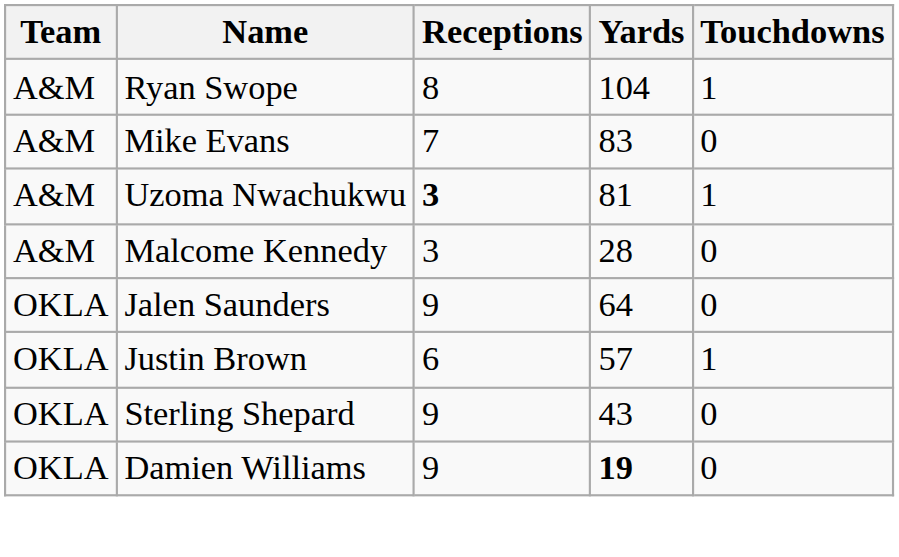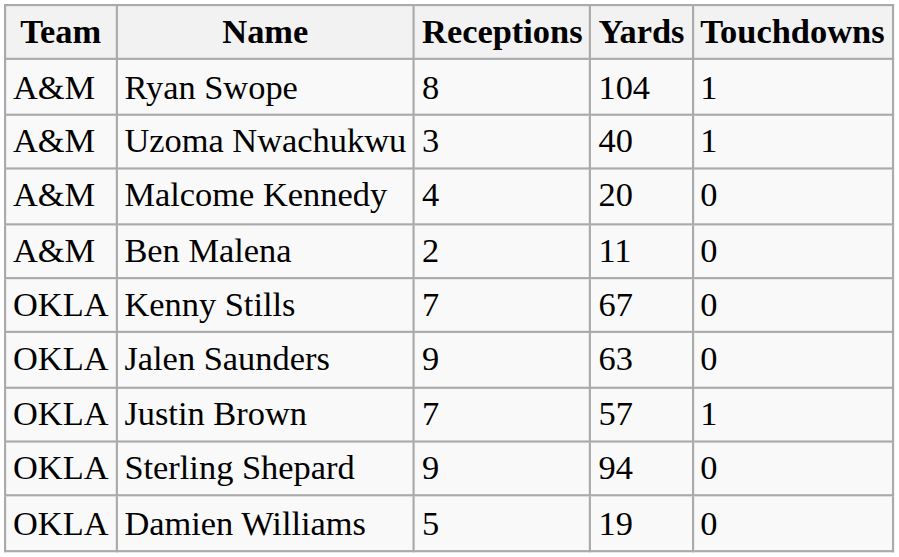- row: (207, 140)
(431, 195) bold -> (431, 140) normal
(616, 195) 81 -> (616, 140) 40
(431, 250) 3 -> (431, 195) 4
(616, 250) 28 -> (616, 195) 20
+ row: (208, 250)
+ row: (210, 304)
(616, 304) 64 -> (616, 359) 63
(431, 359) 6 -> (431, 413) 7
(616, 413) 43 -> (616, 468) 94
(431, 468) 9 -> (431, 522) 5
(616, 468) bold -> (616, 522) normal
